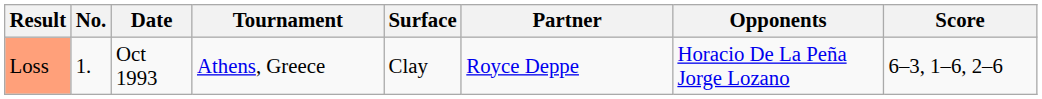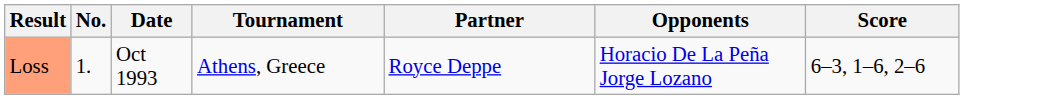- column: (423, 20)
